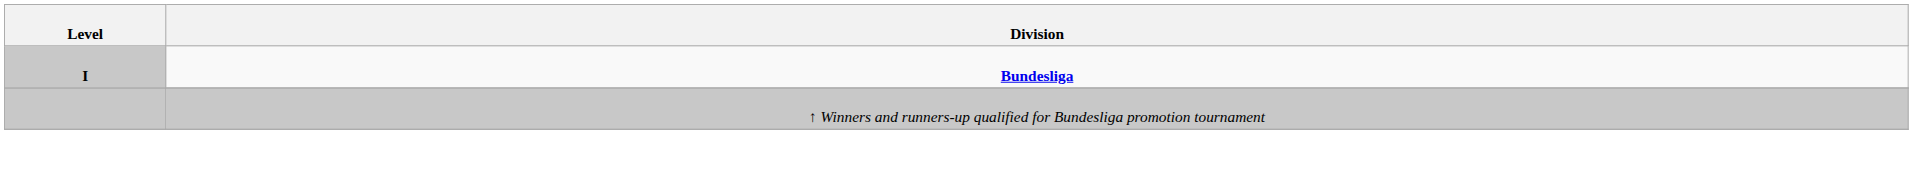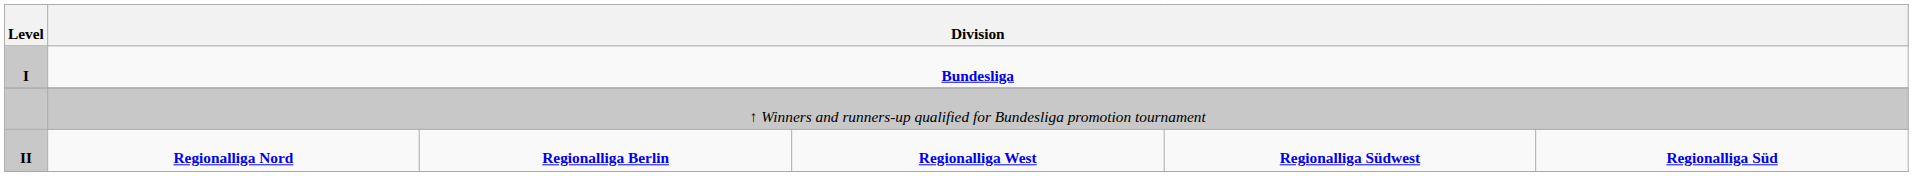+ row: (233, 158)
